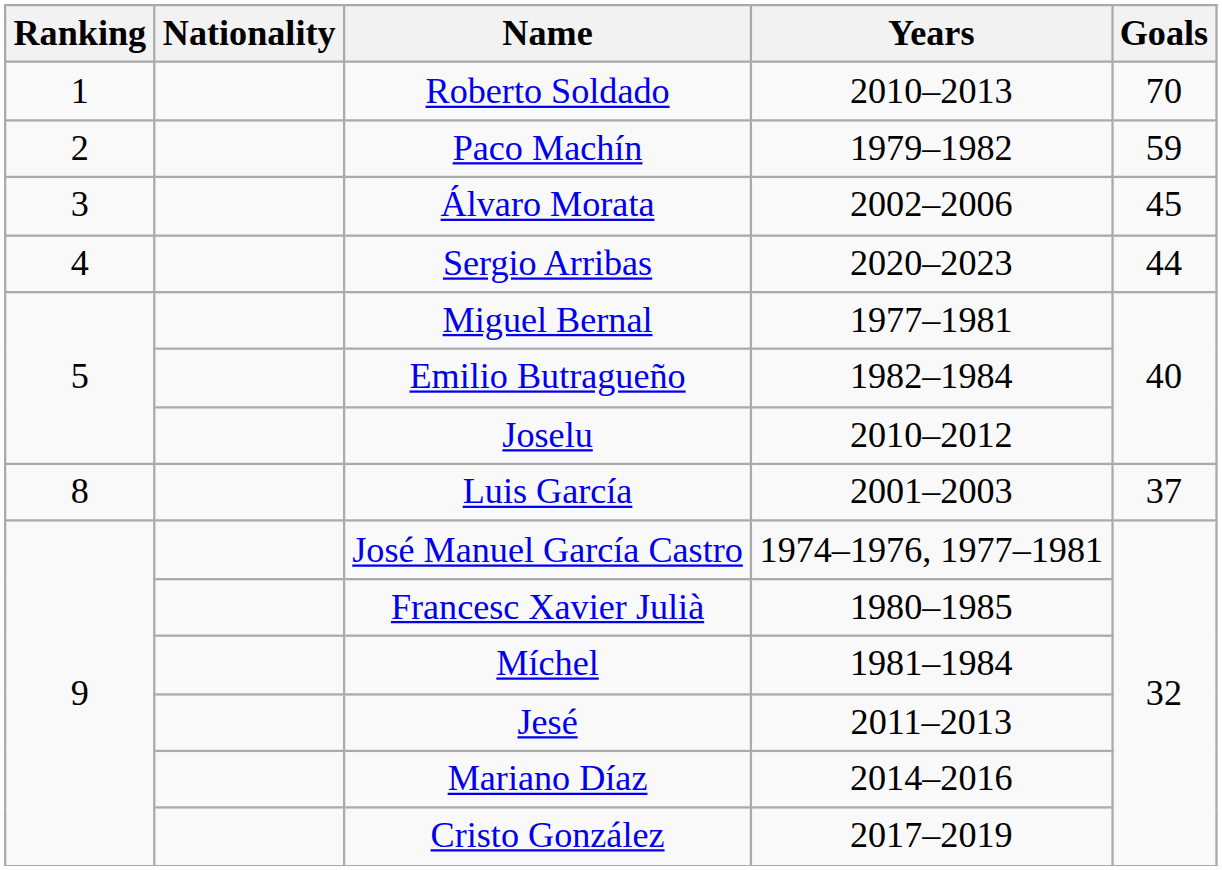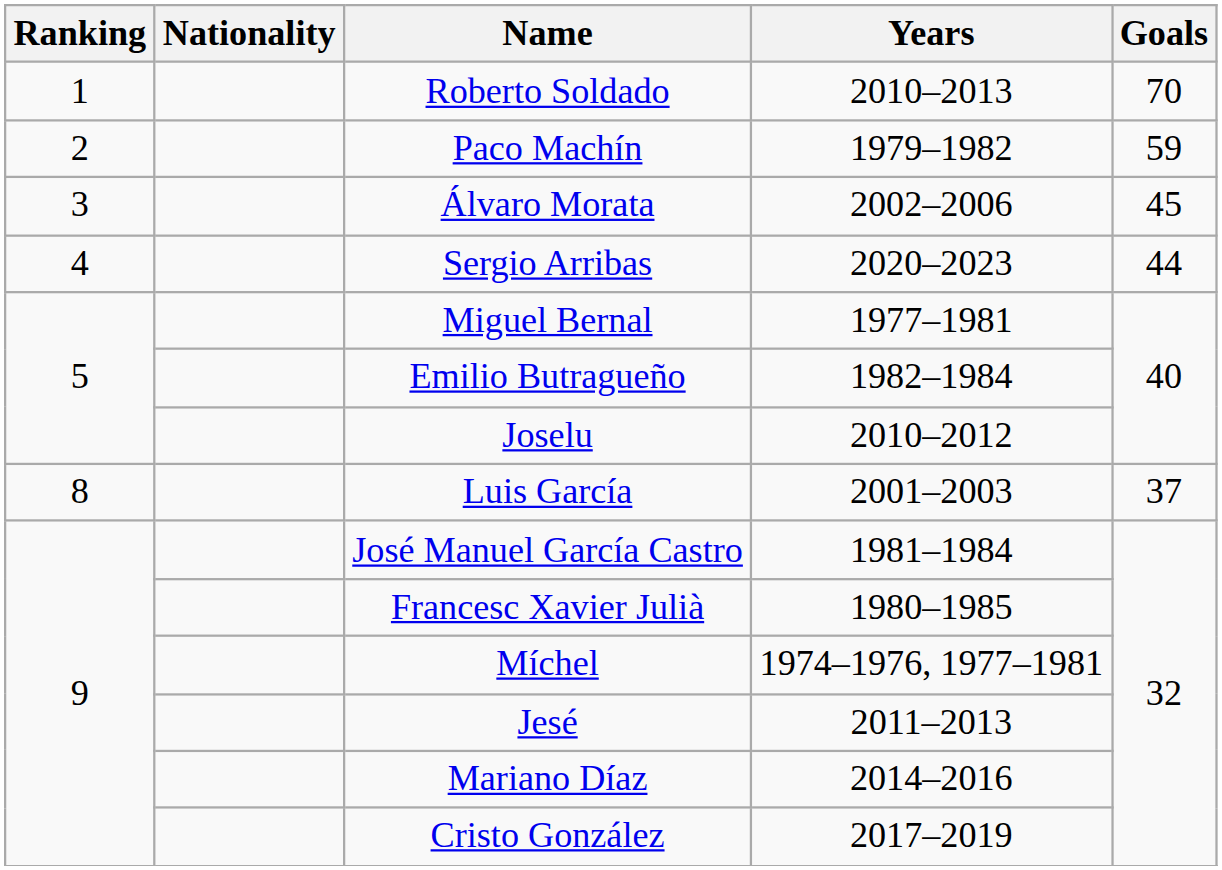(931, 549) 1974–1976, 1977–1981 -> (931, 549) 1981–1984
(931, 663) 1981–1984 -> (931, 663) 1974–1976, 1977–1981
